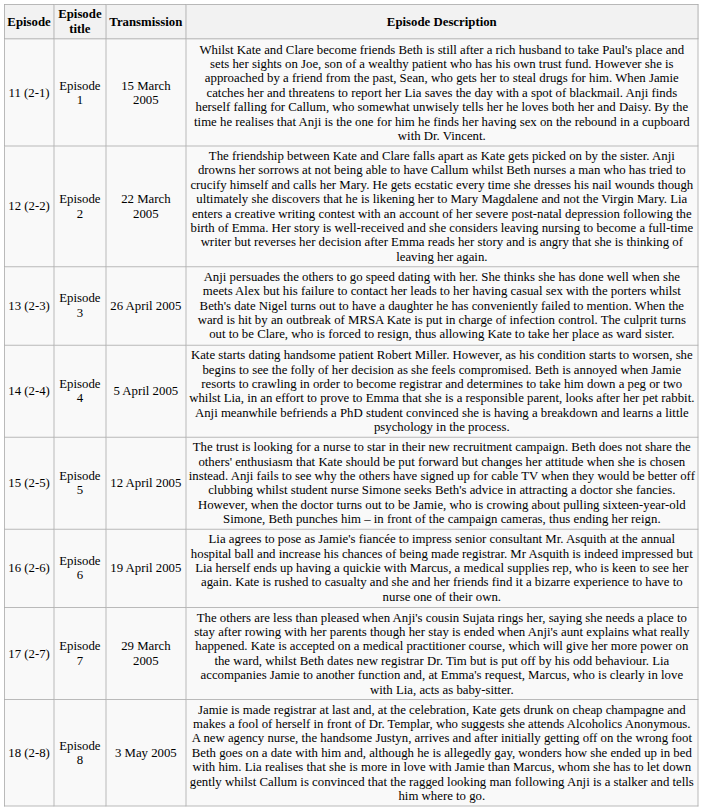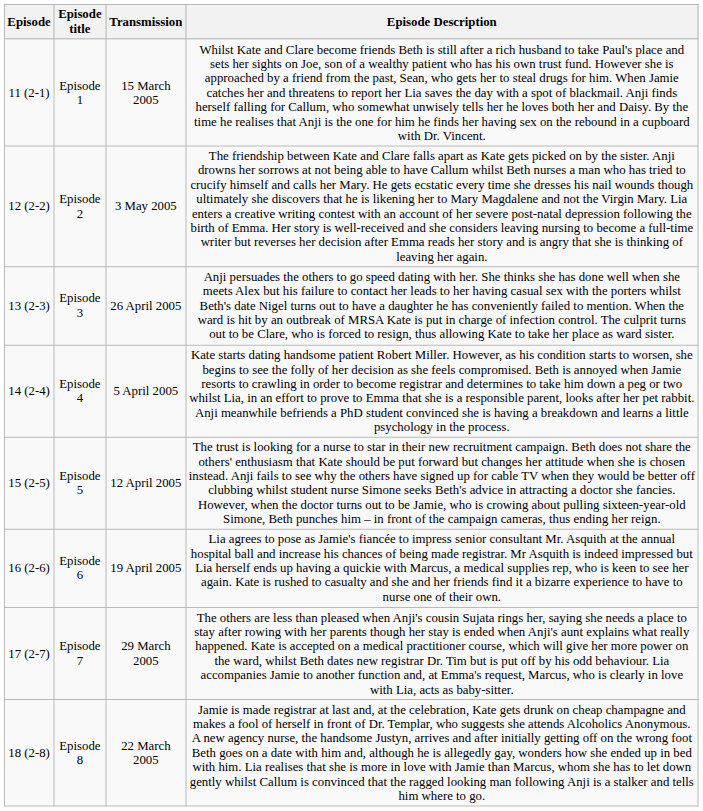(146, 206) 22 March 2005 -> (146, 206) 3 May 2005
(146, 753) 3 May 2005 -> (146, 753) 22 March 2005
